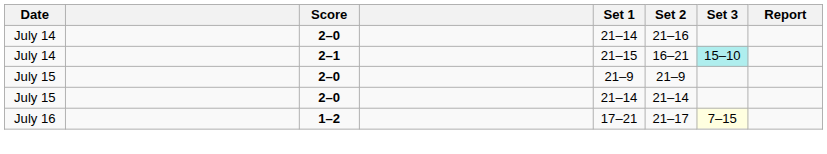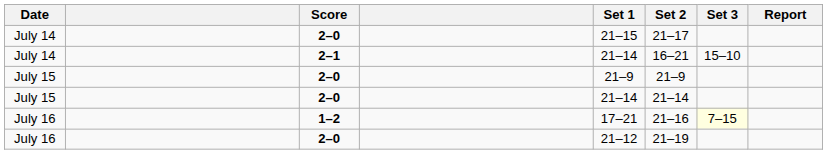(619, 36) 21–14 -> (619, 36) 21–15
(671, 36) 21–16 -> (671, 36) 21–17
(619, 57) 21–15 -> (619, 57) 21–14
(722, 57) paleturquoise background -> (722, 57) no background
(671, 119) 21–17 -> (671, 119) 21–16
+ row: (35, 139)
